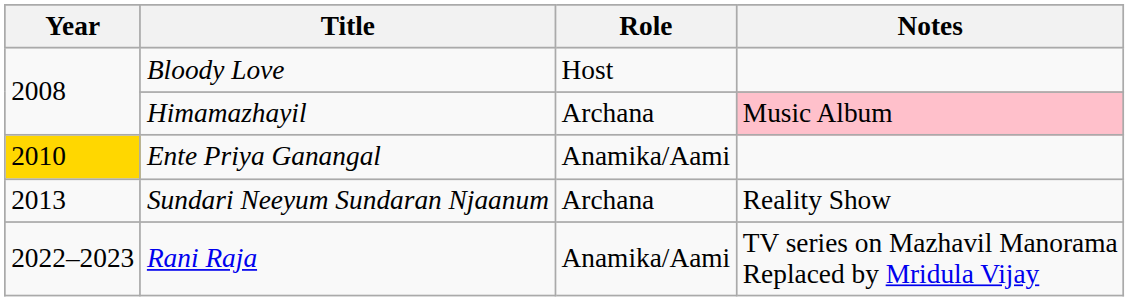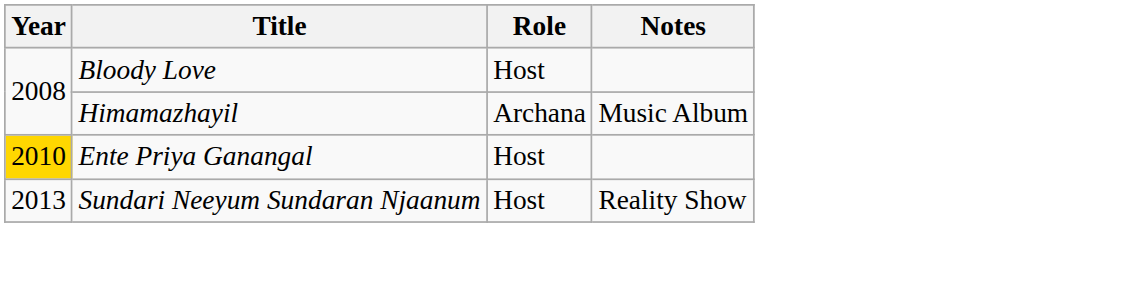(818, 112) pink background -> (673, 112) no background
(646, 156) Anamika/Aami -> (519, 156) Host
(608, 199) Archana -> (519, 199) Host
- row: (202, 258)
